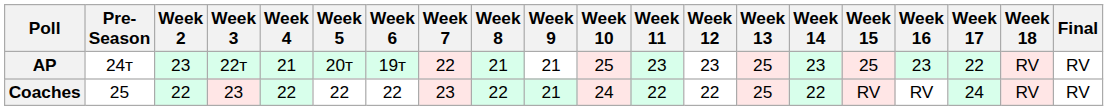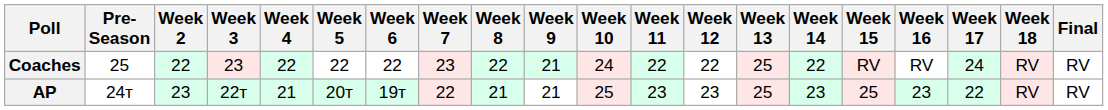rows swapped: (45, 65) <-> (45, 92)
